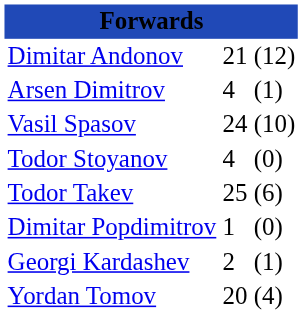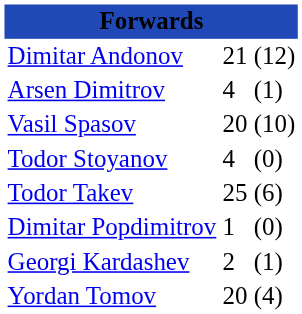(235, 124) 24 -> (235, 124) 20
